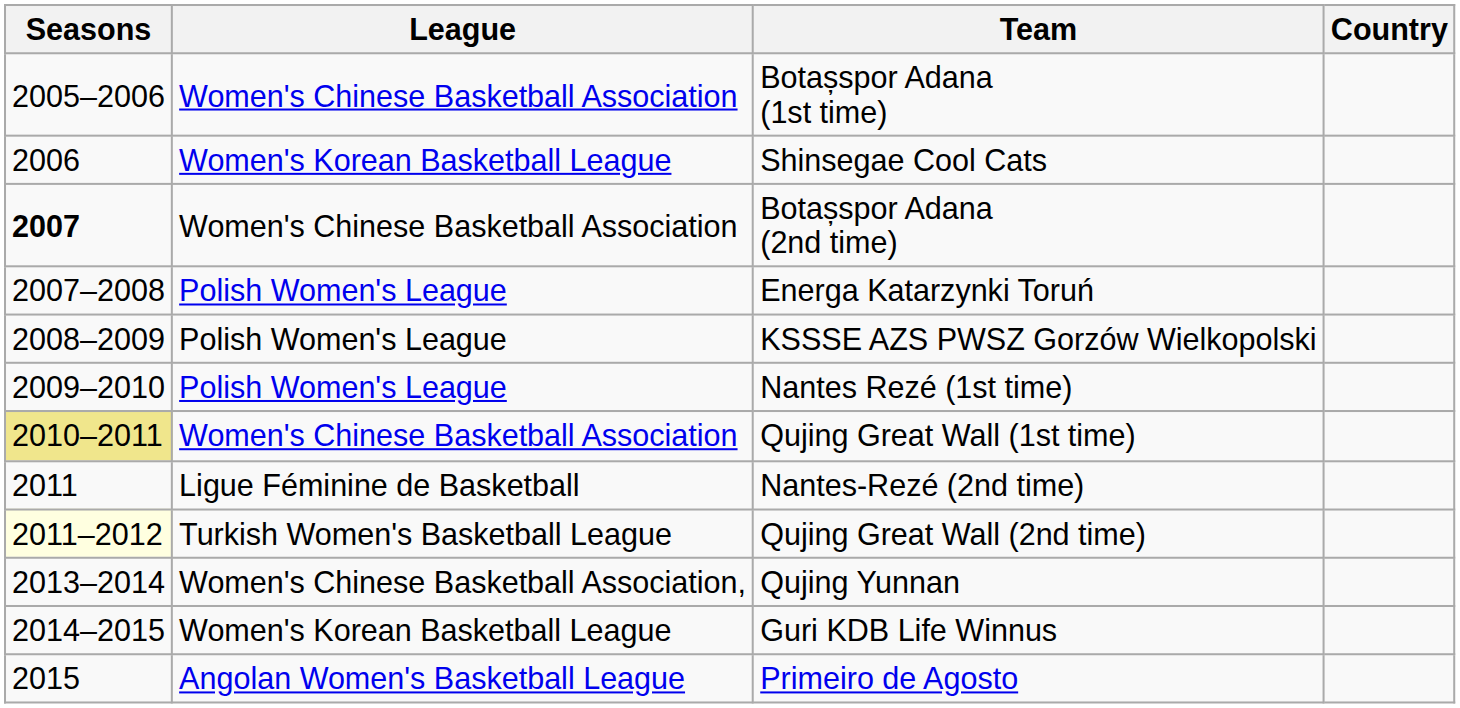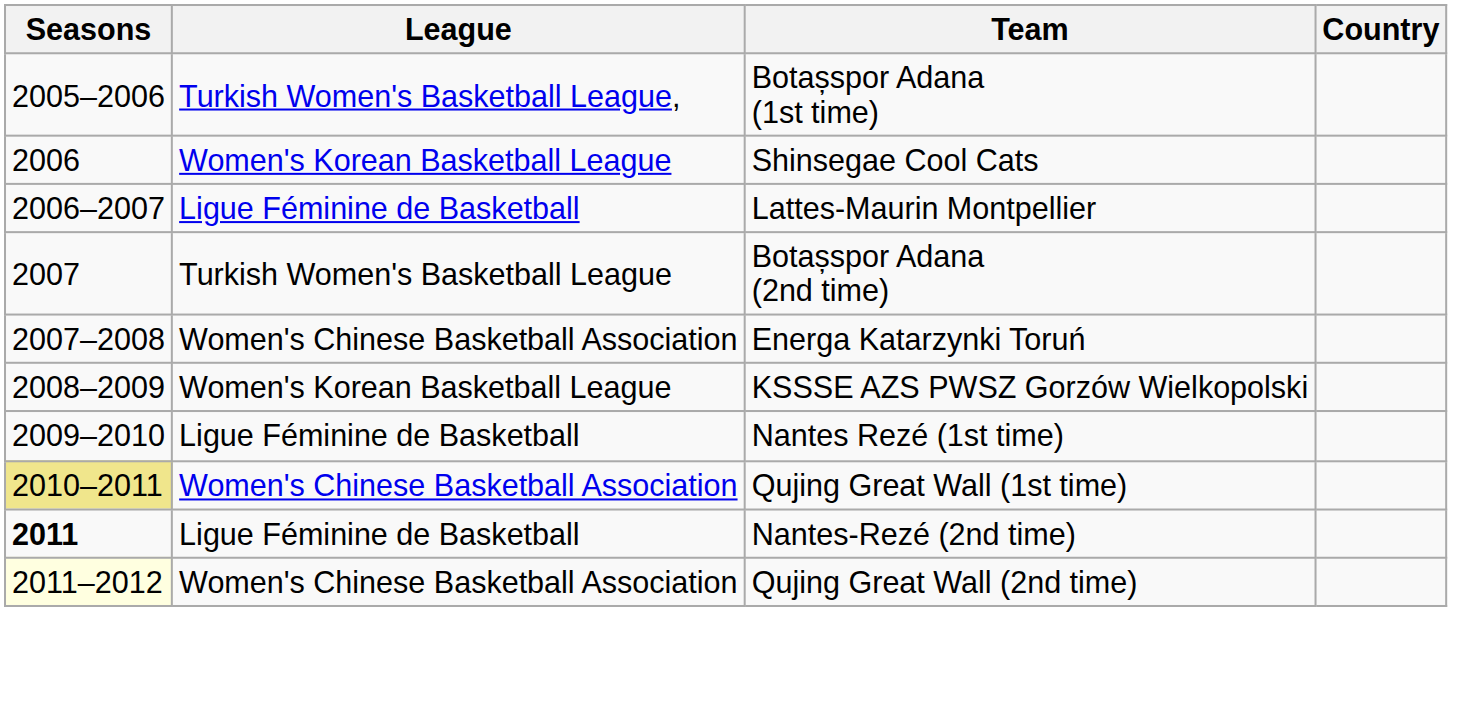(458, 95) Women's Chinese Basketball Association -> (430, 95) Turkish Women's Basketball League,
+ row: (924, 209)
(46, 226) bold -> (46, 274) normal
(458, 226) Women's Chinese Basketball Association -> (426, 274) Turkish Women's Basketball League
(343, 291) Polish Women's League -> (458, 340) Women's Chinese Basketball Association
(343, 340) Polish Women's League -> (425, 388) Women's Korean Basketball League
(343, 388) Polish Women's League -> (379, 436) Ligue Féminine de Basketball
(45, 485) normal -> (45, 533) bold
(426, 533) Turkish Women's Basketball League -> (458, 581) Women's Chinese Basketball Association
- row: (860, 581)
- row: (909, 630)
- row: (889, 678)
